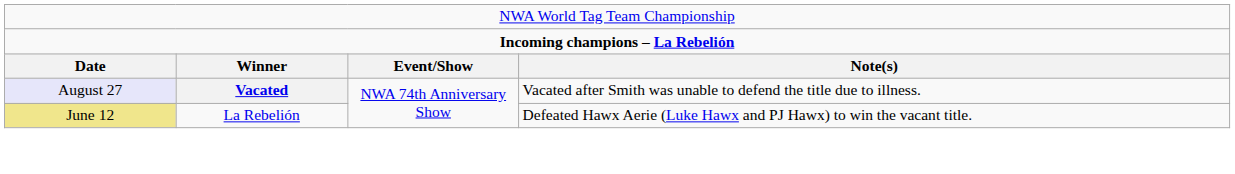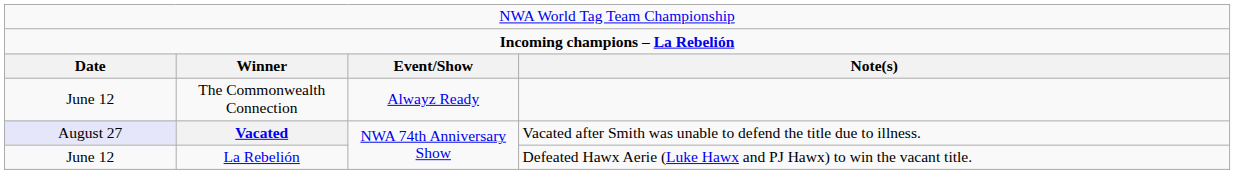+ row: (262, 99)
(90, 115) khaki background -> (90, 157) no background
